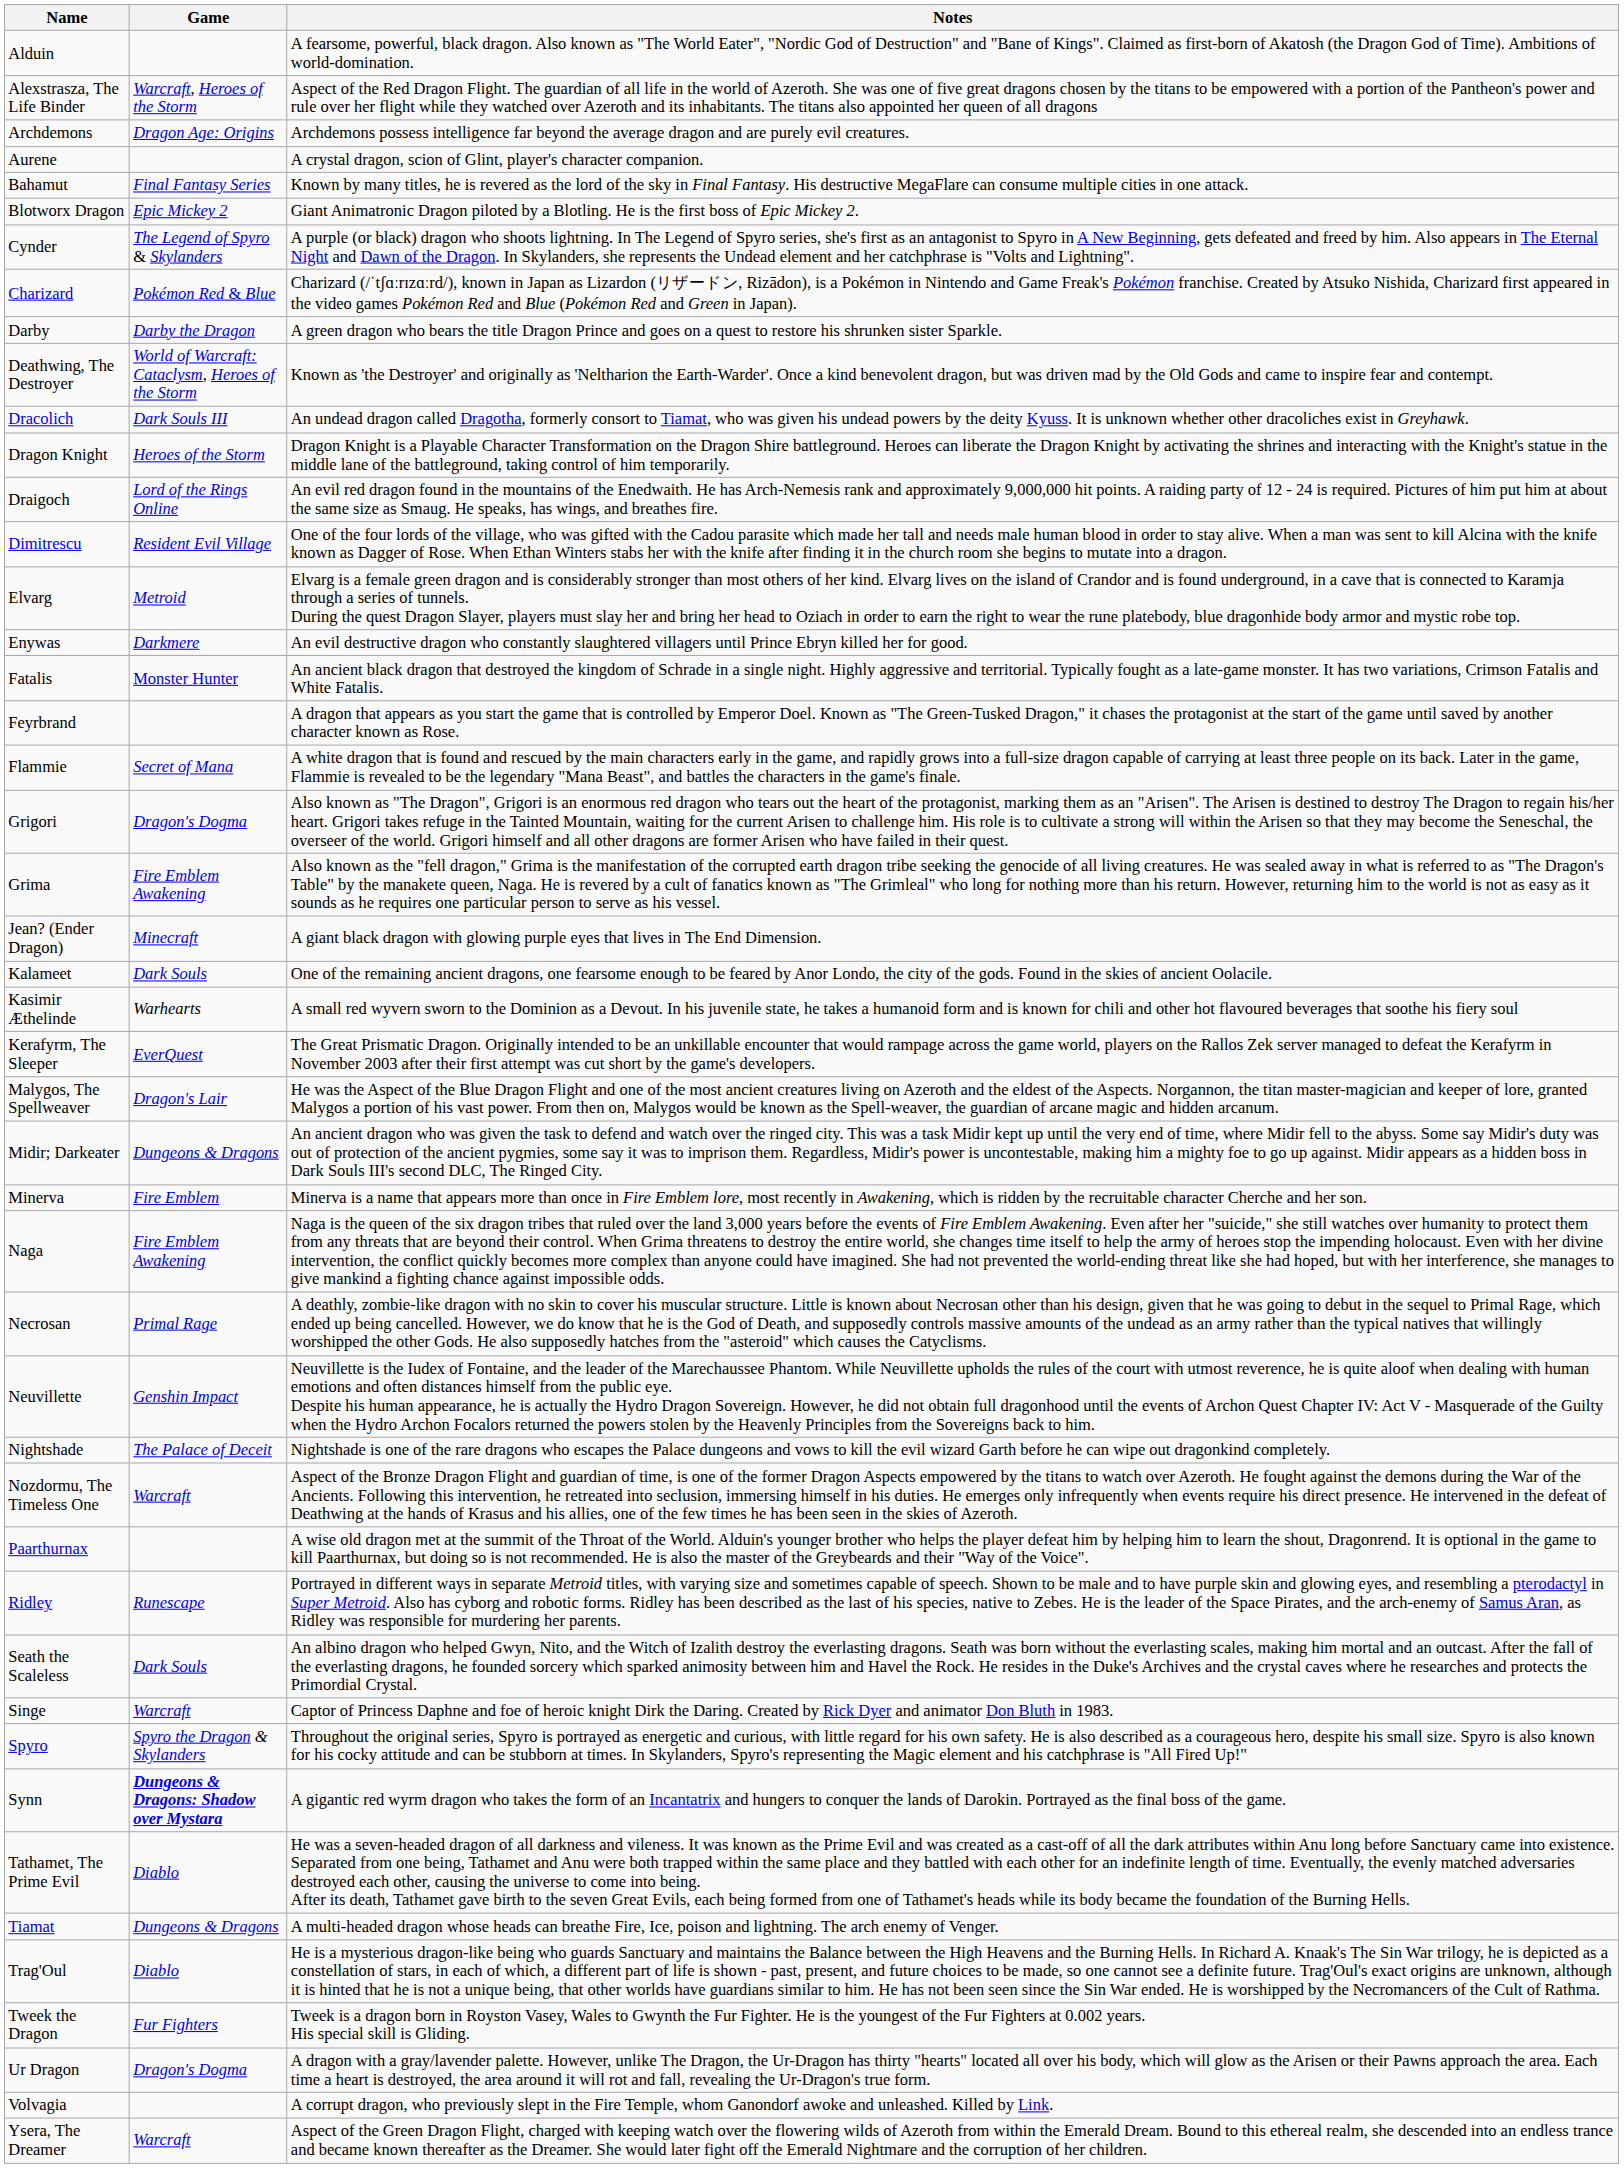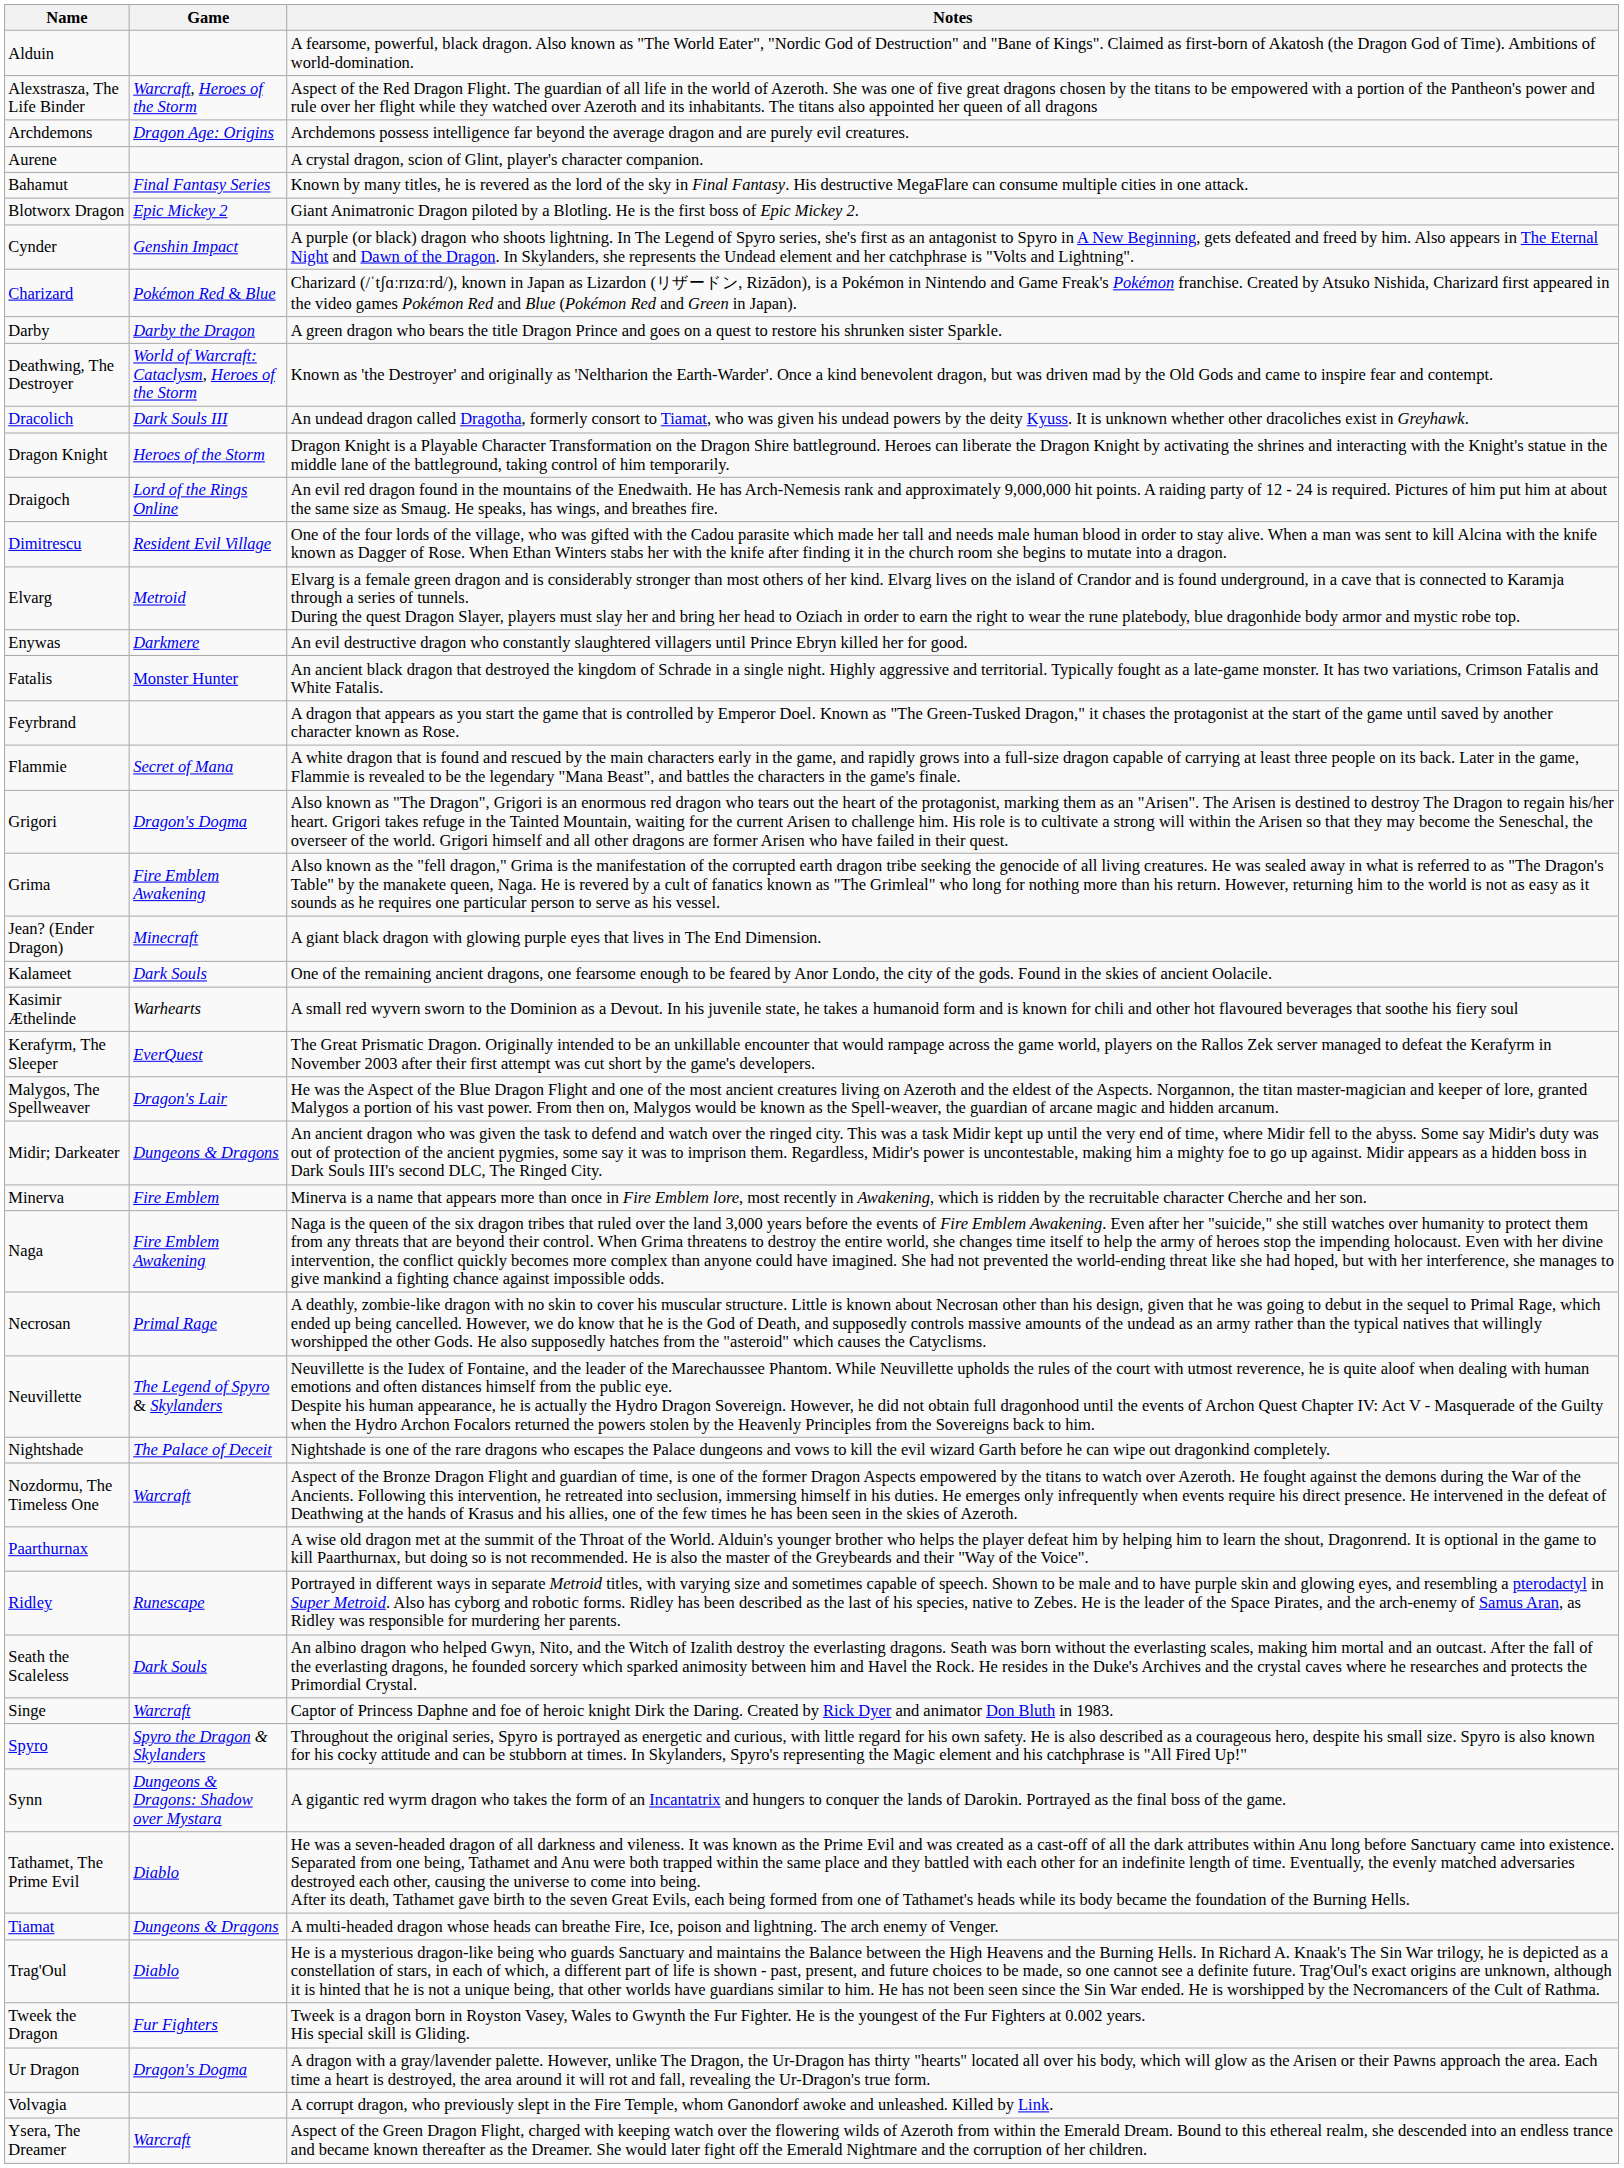(201, 246) The Legend of Spyro & Skylanders -> (186, 246) Genshin Impact
(186, 1396) Genshin Impact -> (201, 1396) The Legend of Spyro & Skylanders
(194, 1800) bold -> (193, 1800) normal
